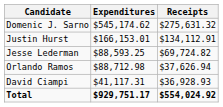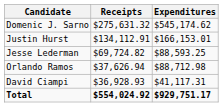columns swapped: (188, 11) <-> (124, 11)
